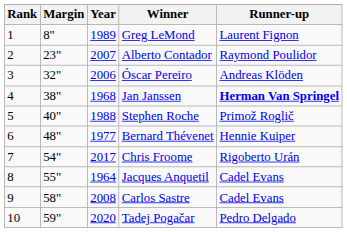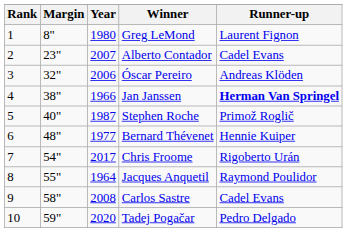(103, 34) 1989 -> (103, 34) 1980
(268, 55) Raymond Poulidor -> (252, 55) Cadel Evans
(103, 95) 1968 -> (103, 95) 1966
(103, 116) 1988 -> (103, 116) 1987
(252, 177) Cadel Evans -> (268, 177) Raymond Poulidor
